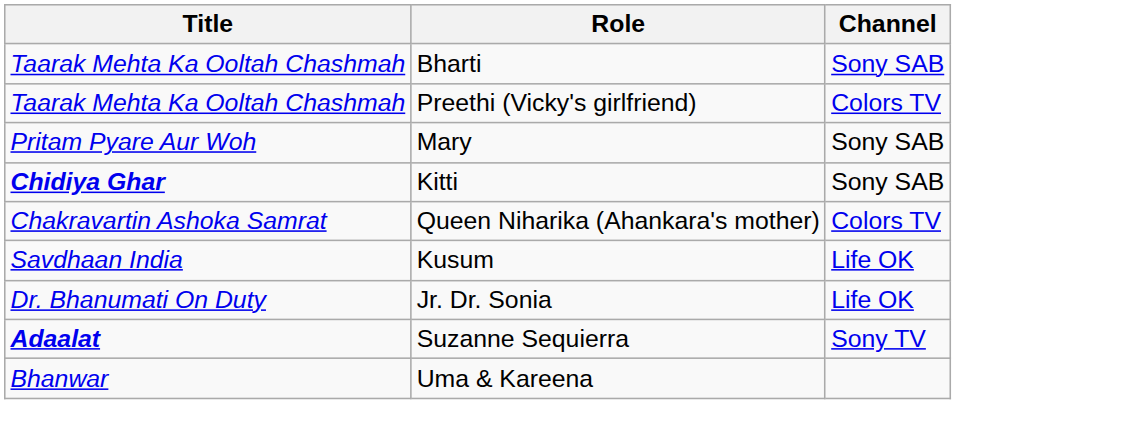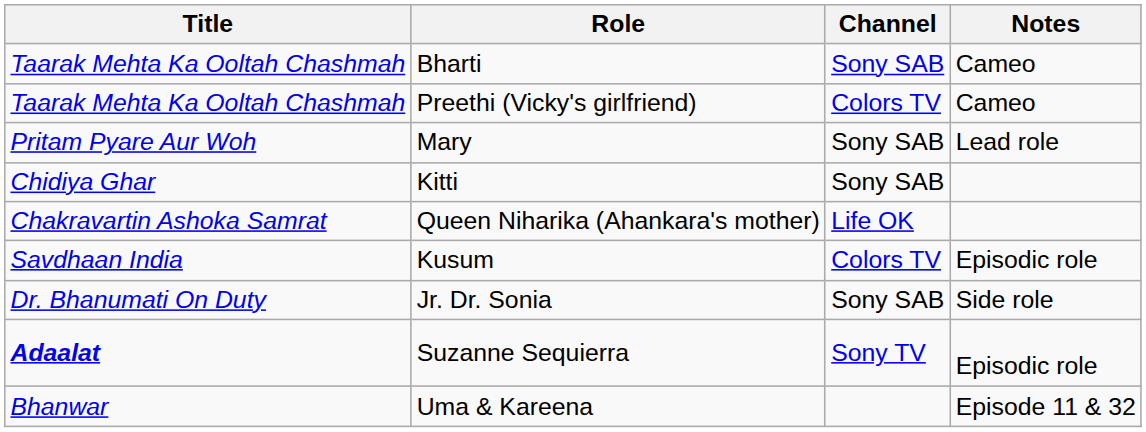+ column: (1046, 24)
(88, 181) bold -> (83, 181) normal
(886, 220) Colors TV -> (873, 220) Life OK
(873, 260) Life OK -> (886, 260) Colors TV
(873, 299) Life OK -> (888, 299) Sony SAB
